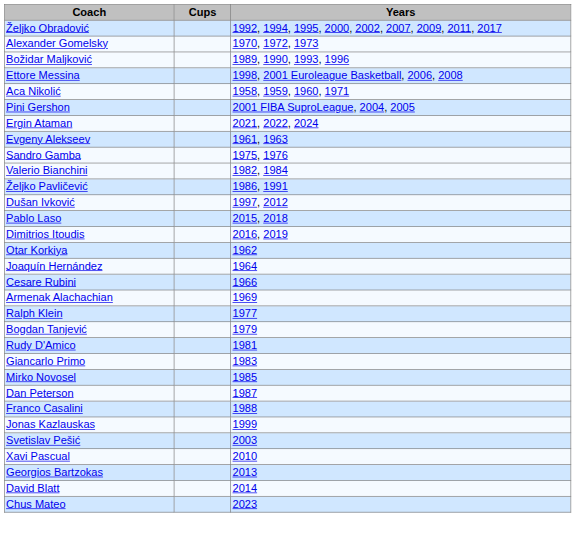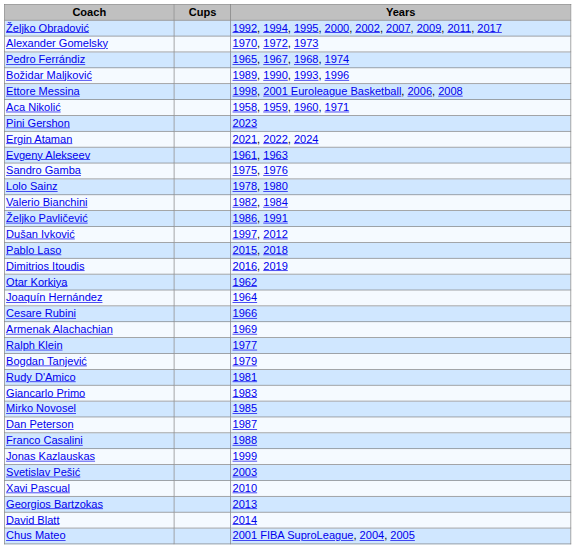+ row: (46, 60)
(324, 107) 2001 FIBA SuproLeague, 2004, 2005 -> (245, 123) 2023
+ row: (32, 187)
(245, 504) 2023 -> (324, 536) 2001 FIBA SuproLeague, 2004, 2005
